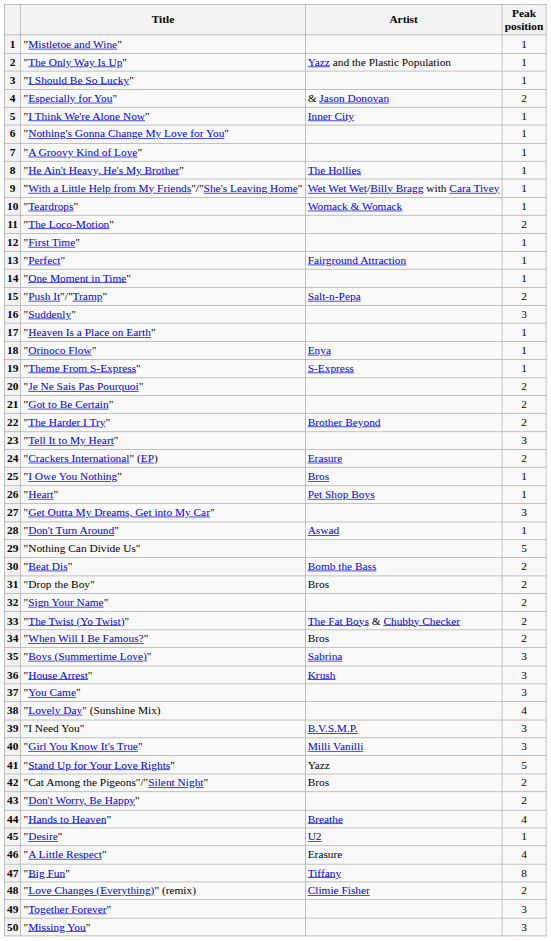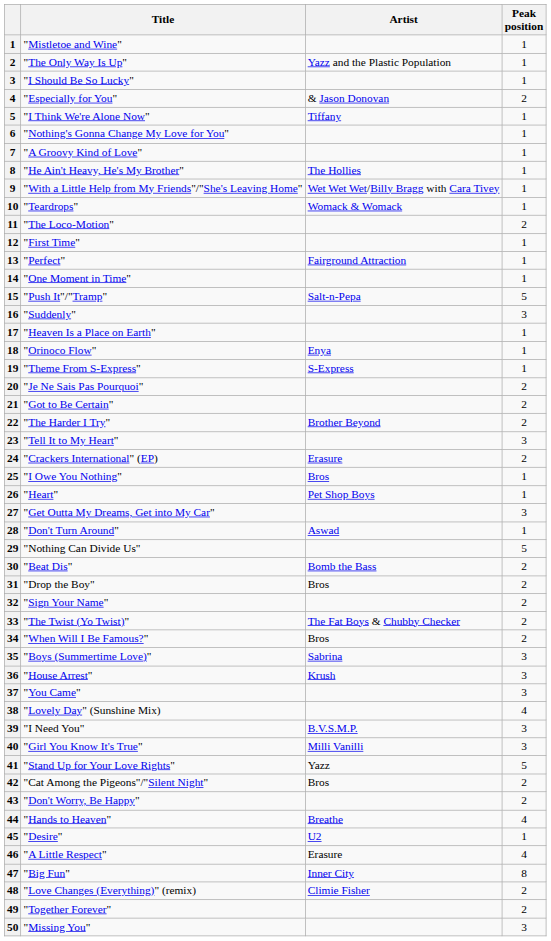(331, 116) Inner City -> (324, 116) Tiffany
(524, 296) 2 -> (524, 296) 5
(324, 873) Tiffany -> (331, 873) Inner City
(524, 909) 3 -> (524, 909) 2
